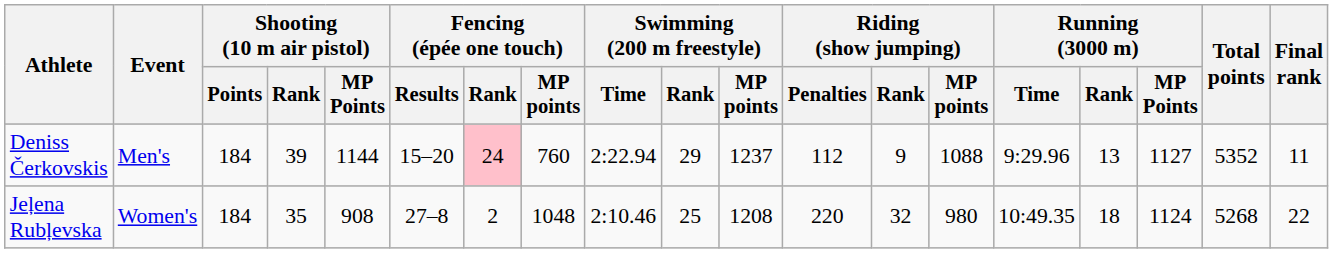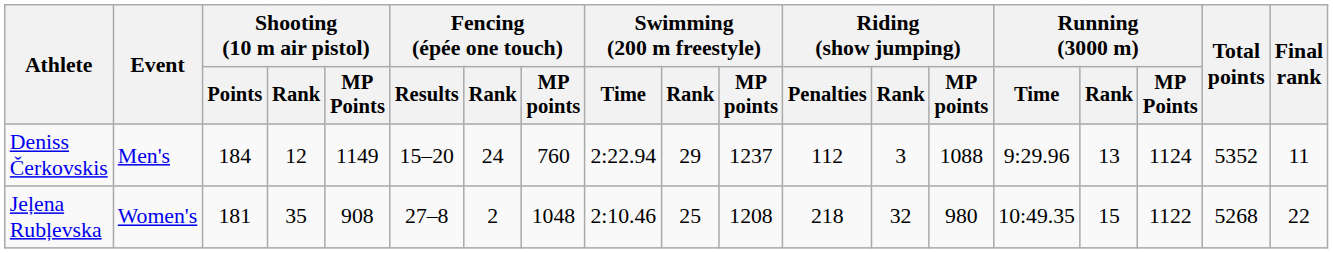(296, 155) 39 -> (296, 155) 12
(357, 155) 1144 -> (357, 155) 1149
(493, 155) pink background -> (493, 155) no background
(901, 155) 9 -> (901, 155) 3
(1170, 155) 1127 -> (1170, 155) 1124
(235, 216) 184 -> (235, 216) 181
(827, 216) 220 -> (827, 216) 218
(1109, 216) 18 -> (1109, 216) 15
(1170, 216) 1124 -> (1170, 216) 1122
